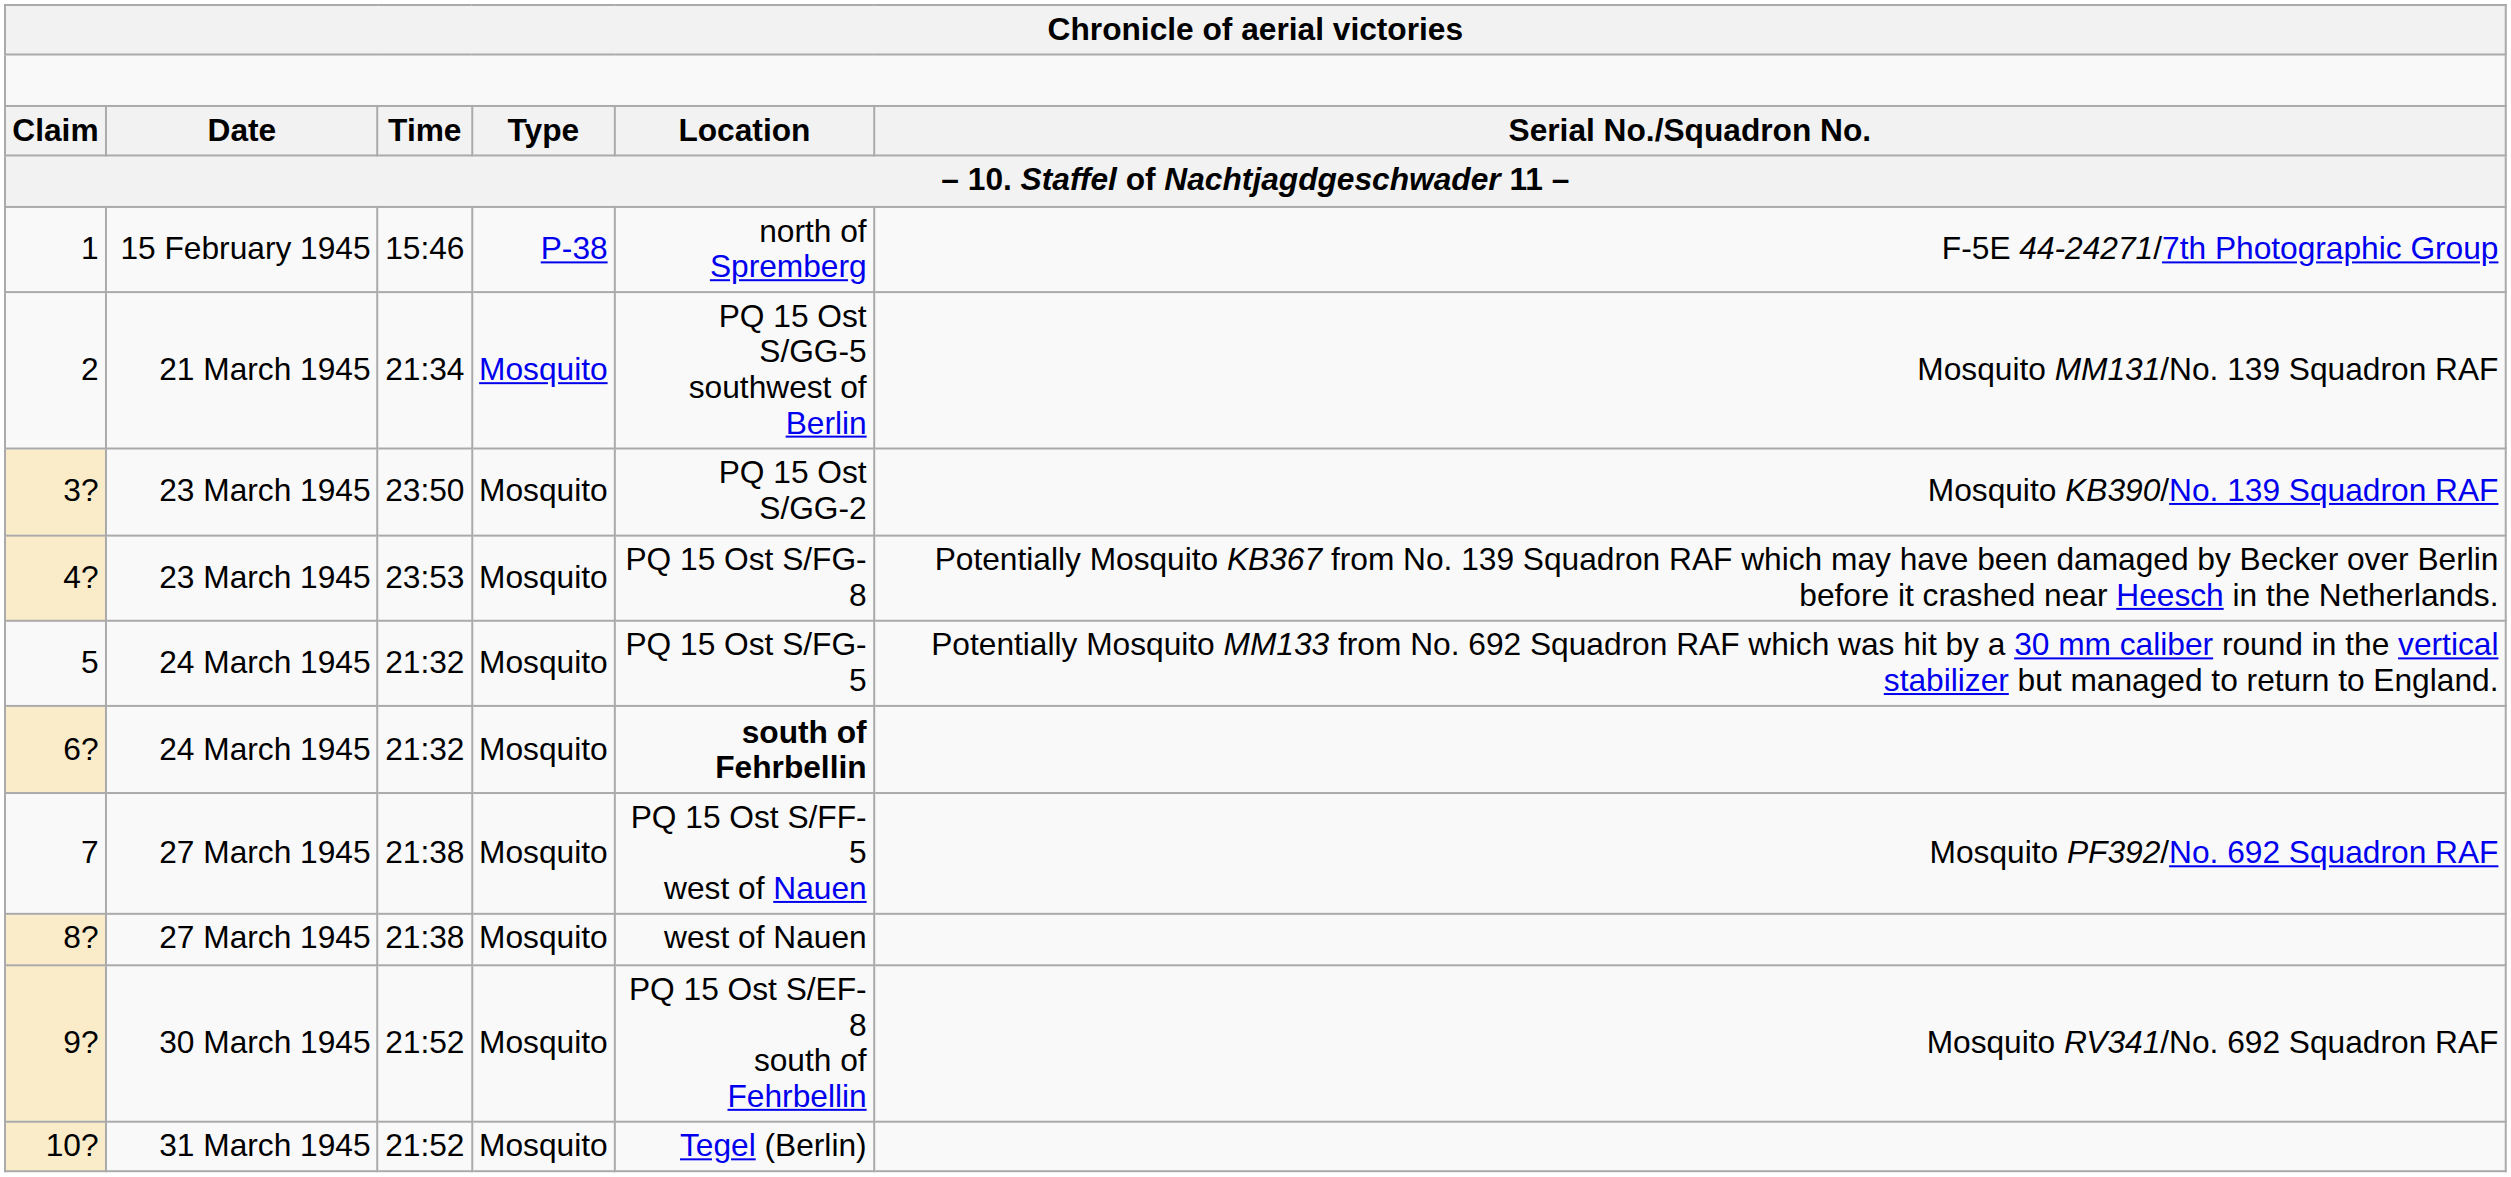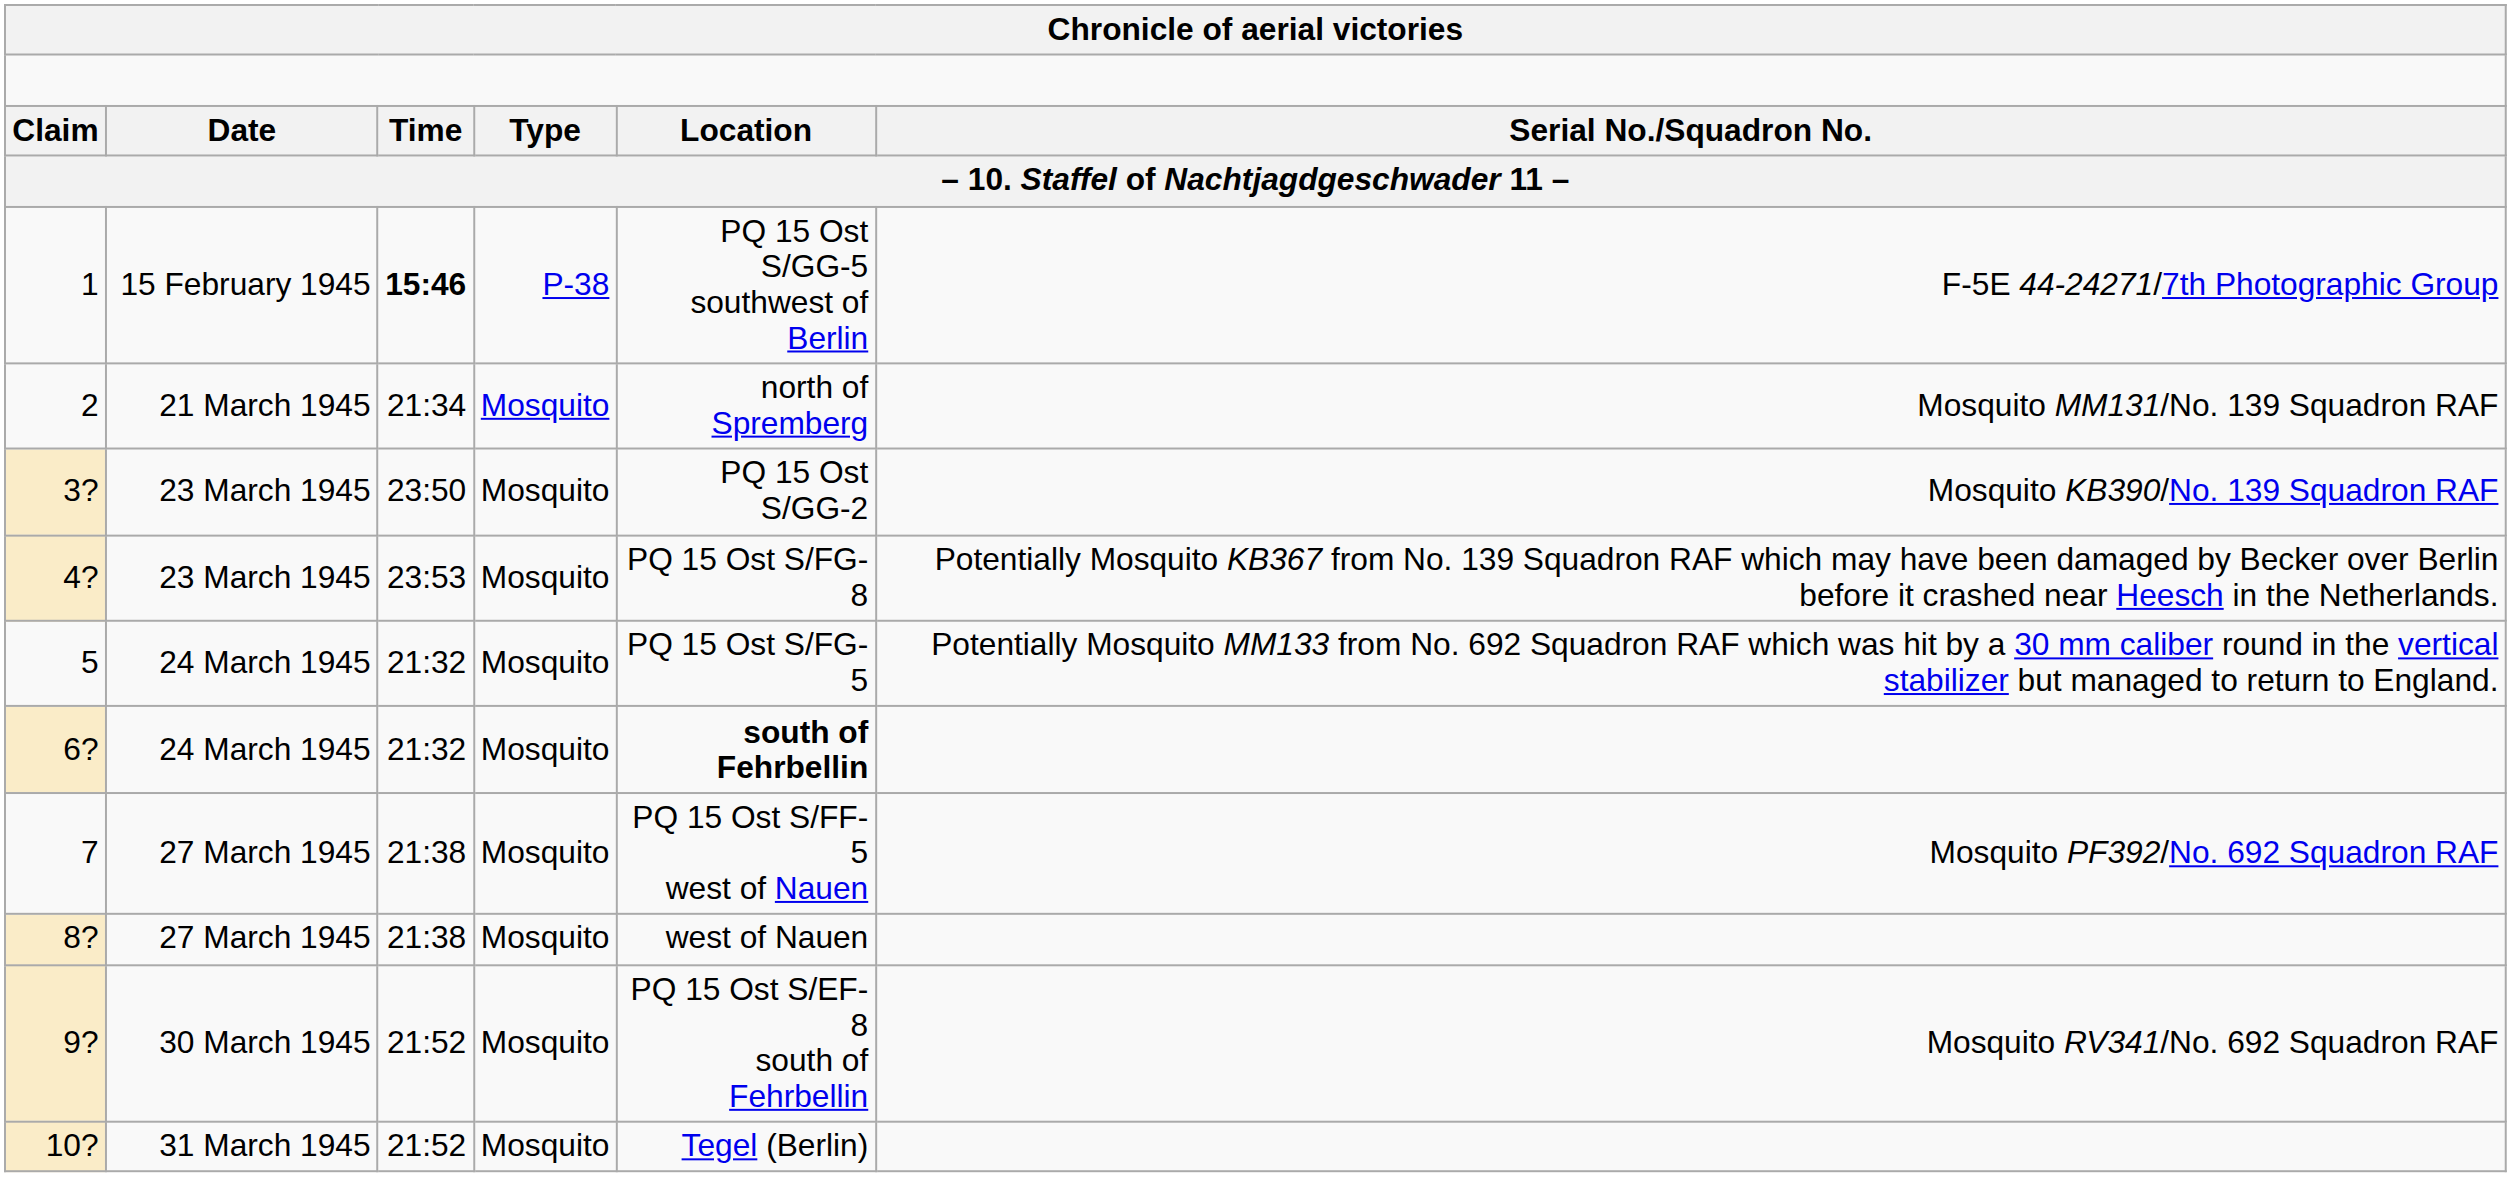(425, 248) normal -> (426, 284) bold
(788, 248) north of Spremberg -> (779, 284) PQ 15 Ost S/GG-5 southwest of Berlin
(778, 369) PQ 15 Ost S/GG-5 southwest of Berlin -> (790, 405) north of Spremberg
